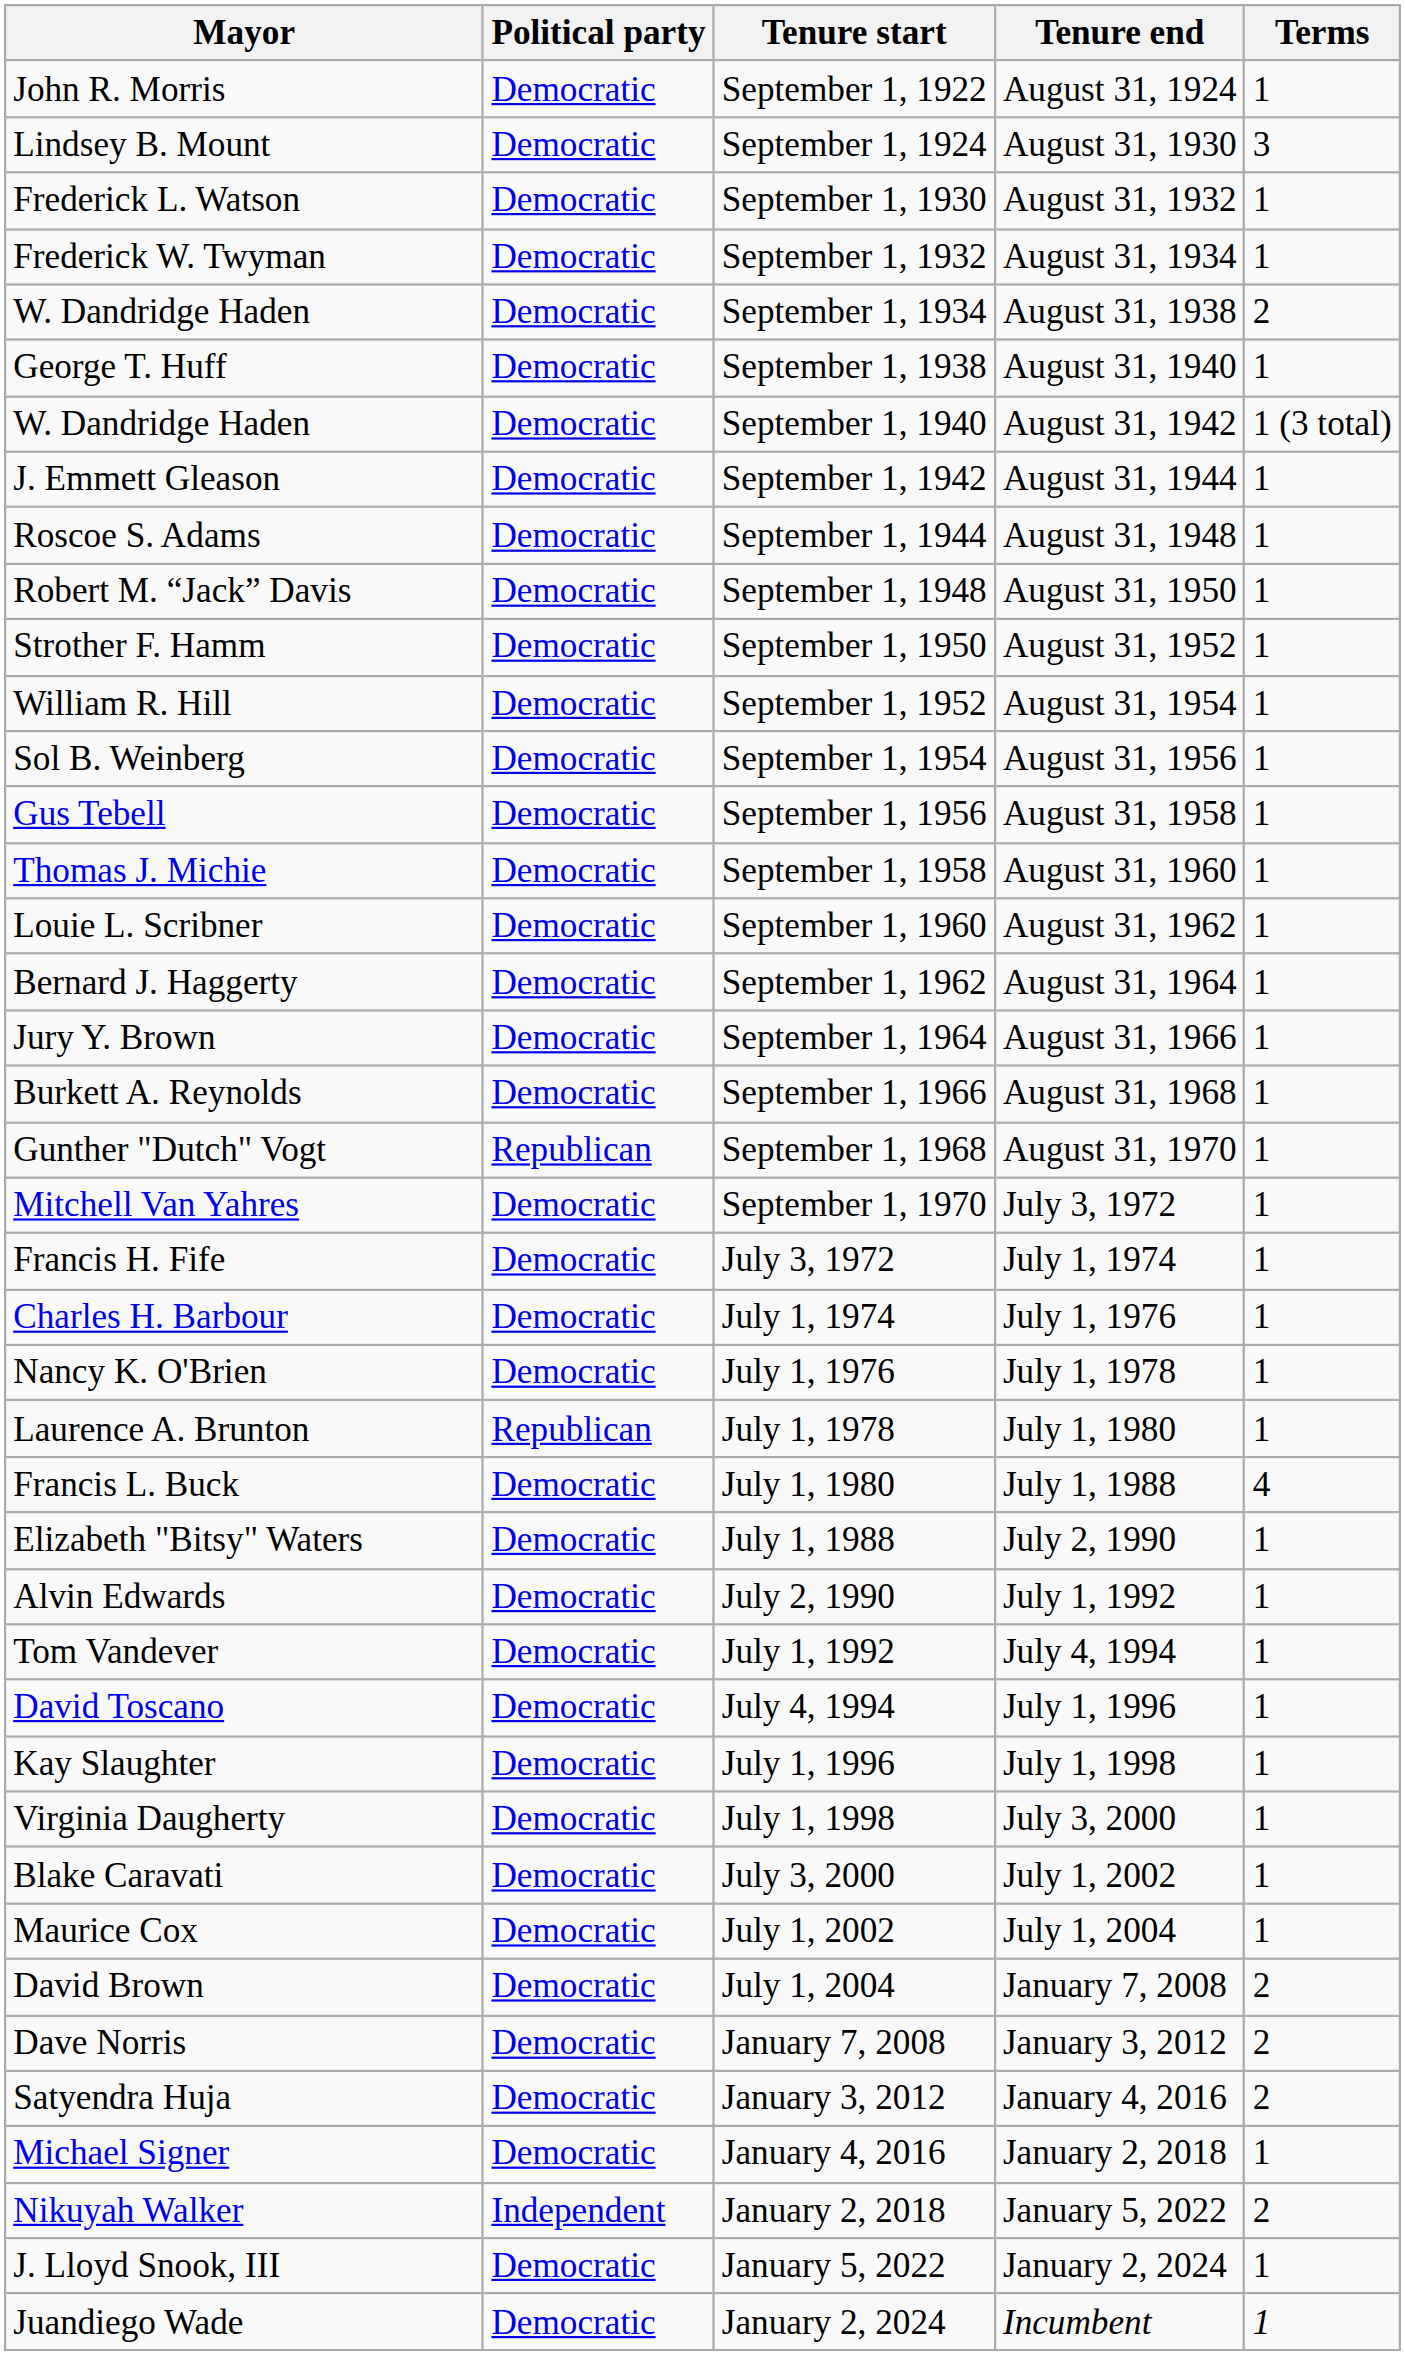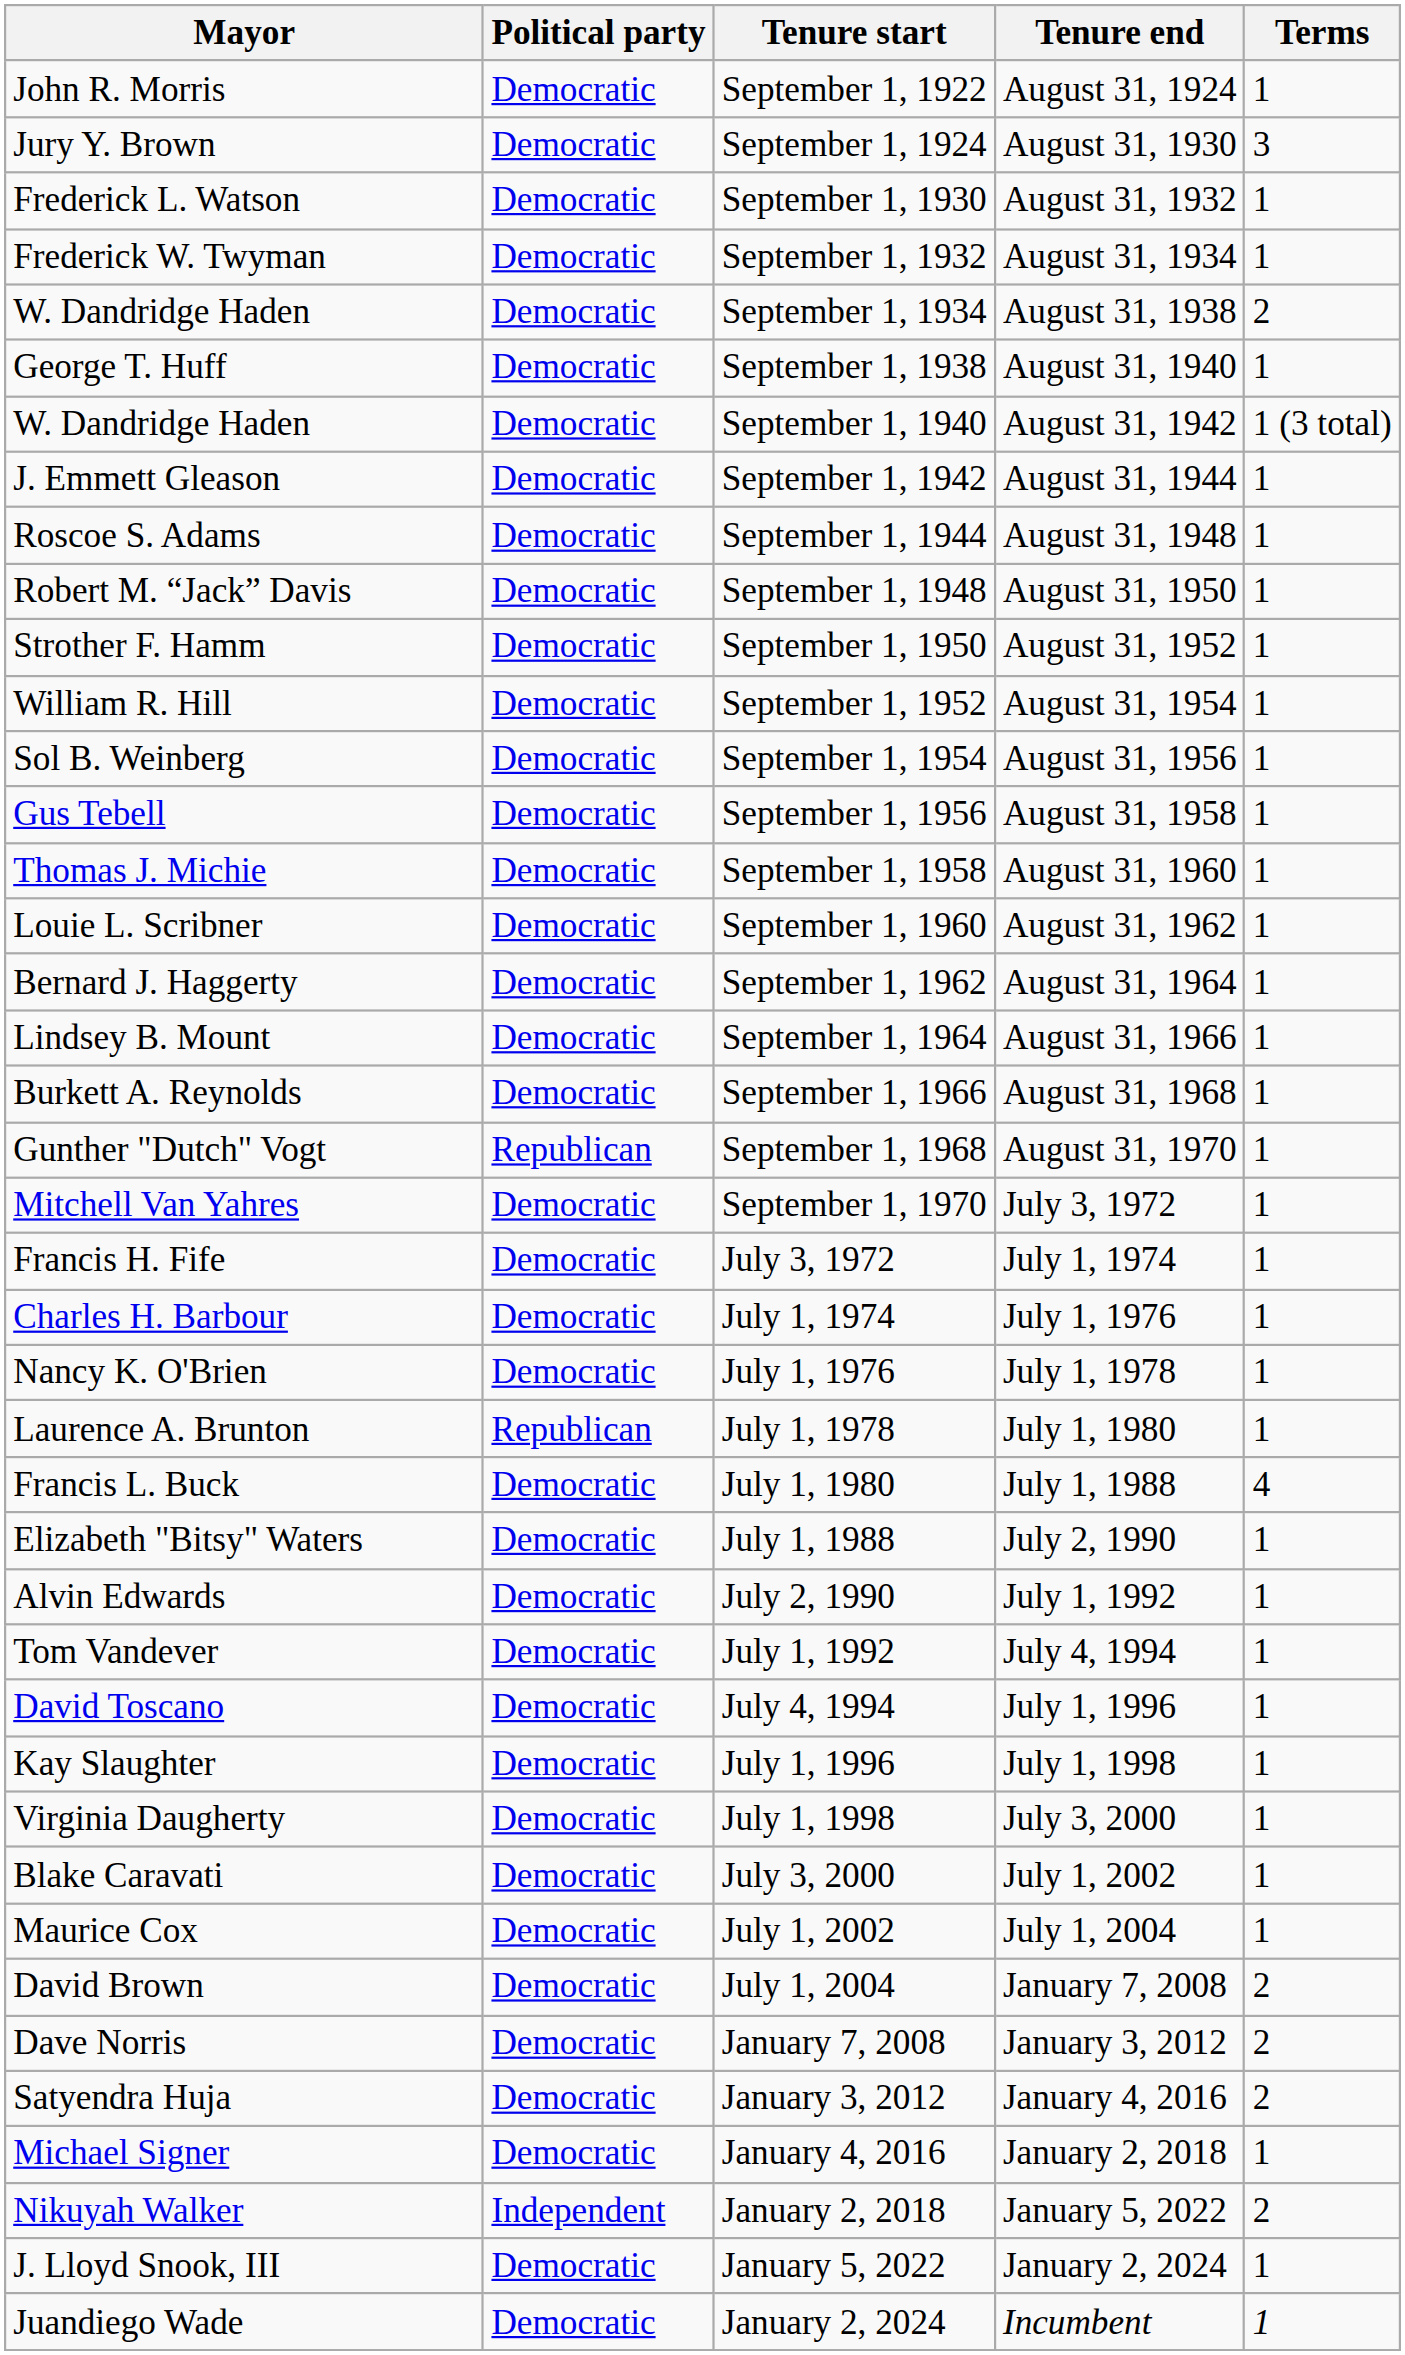(142, 144) Lindsey B. Mount -> (114, 144) Jury Y. Brown
(114, 1037) Jury Y. Brown -> (142, 1037) Lindsey B. Mount
